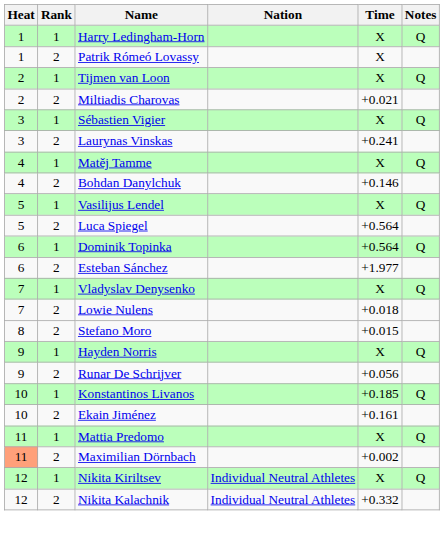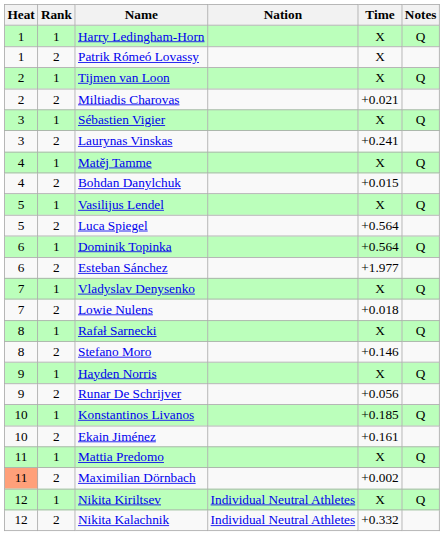(380, 183) +0.146 -> (380, 183) +0.015
+ row: (117, 330)
(380, 330) +0.015 -> (380, 352) +0.146
